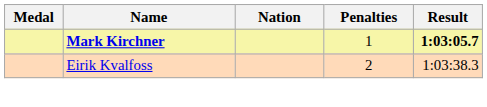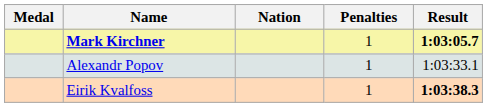+ row: (115, 66)
(369, 66) 2 -> (369, 90) 1
(450, 66) normal -> (450, 90) bold
